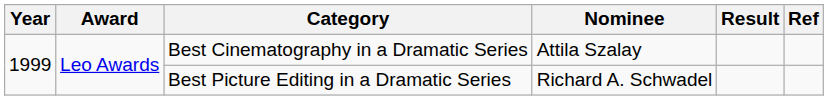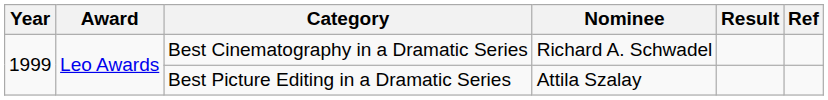(589, 49) Attila Szalay -> (624, 49) Richard A. Schwadel
(624, 79) Richard A. Schwadel -> (589, 79) Attila Szalay
